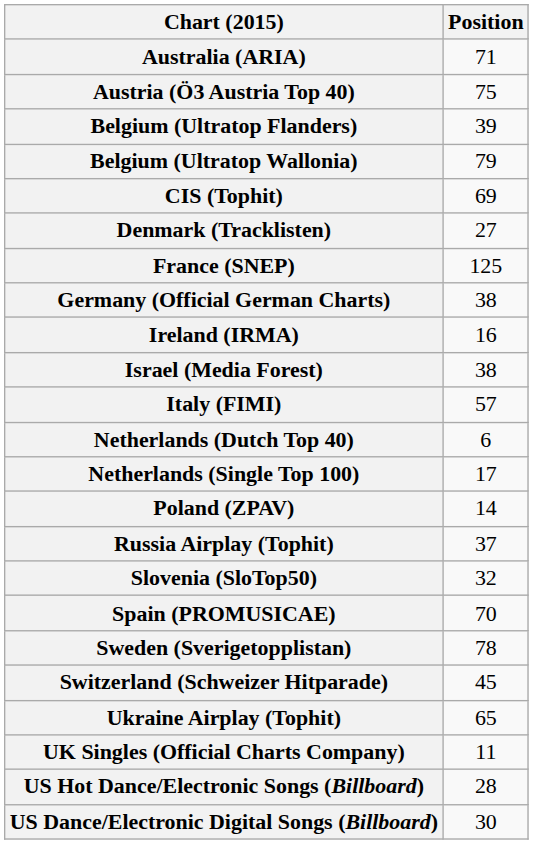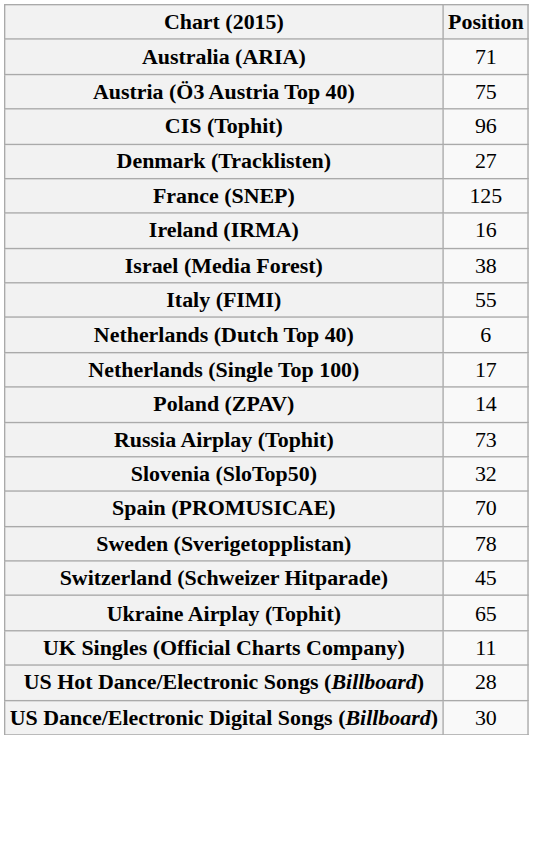- row: (224, 126)
- row: (224, 160)
(486, 195) 69 -> (486, 126) 96
- row: (224, 299)
(486, 404) 57 -> (486, 299) 55
(486, 543) 37 -> (486, 439) 73
